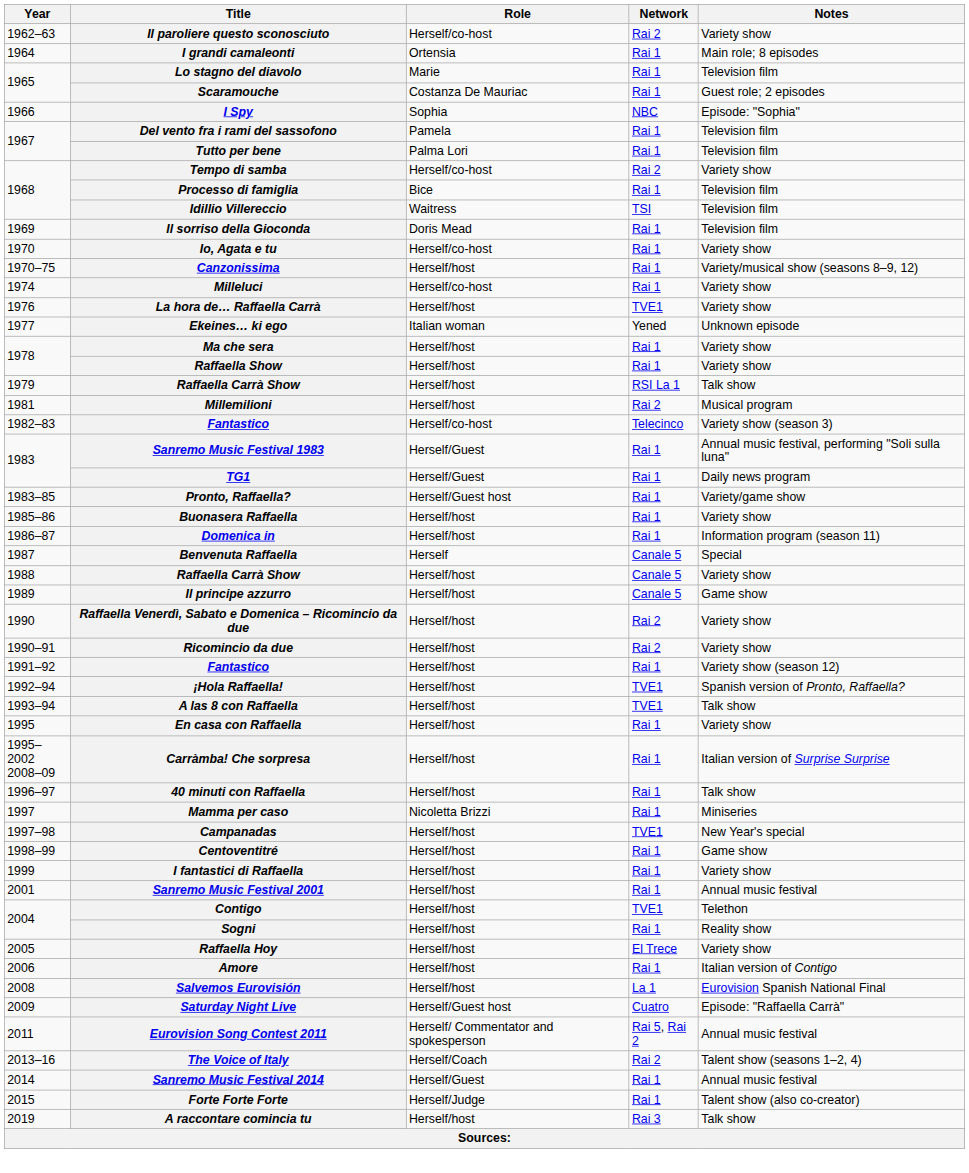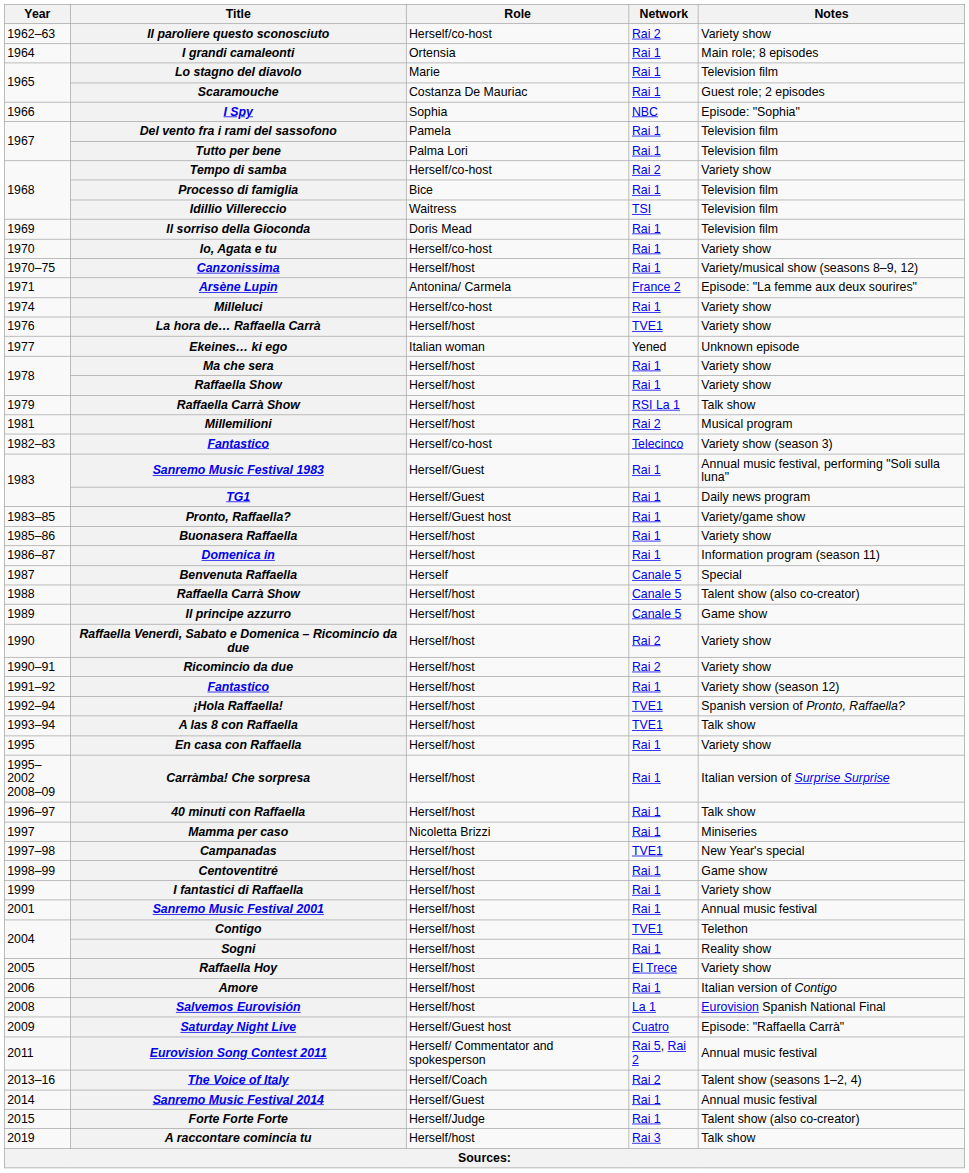+ row: (21, 287)
(736, 575) Variety show -> (780, 594) Talent show (also co-creator)
